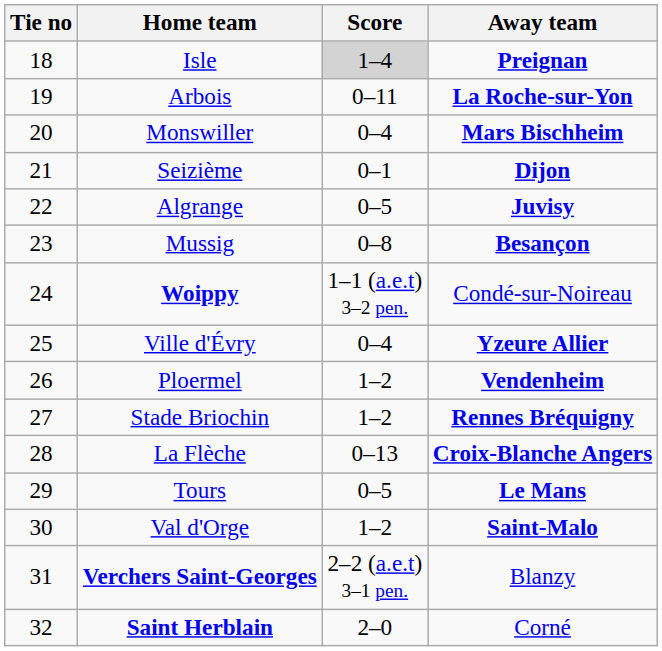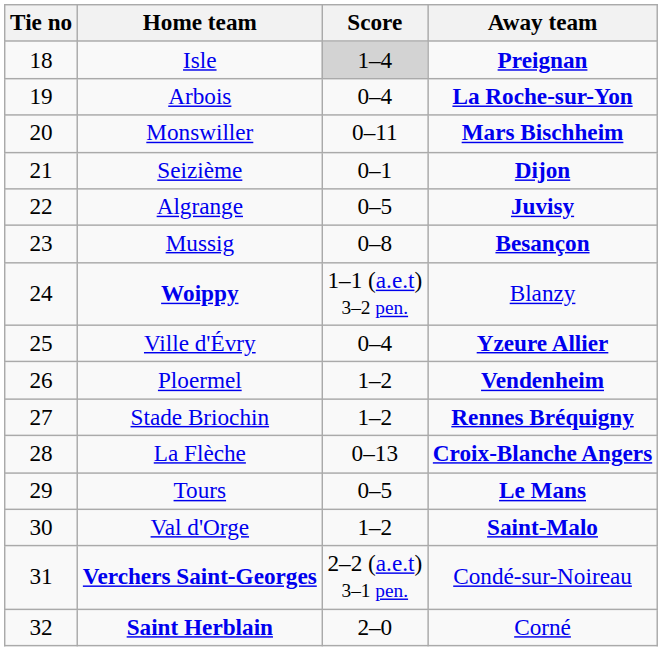(375, 96) 0–11 -> (375, 96) 0–4
(375, 133) 0–4 -> (375, 133) 0–11
(543, 293) Condé-sur-Noireau -> (543, 293) Blanzy
(543, 577) Blanzy -> (543, 577) Condé-sur-Noireau
